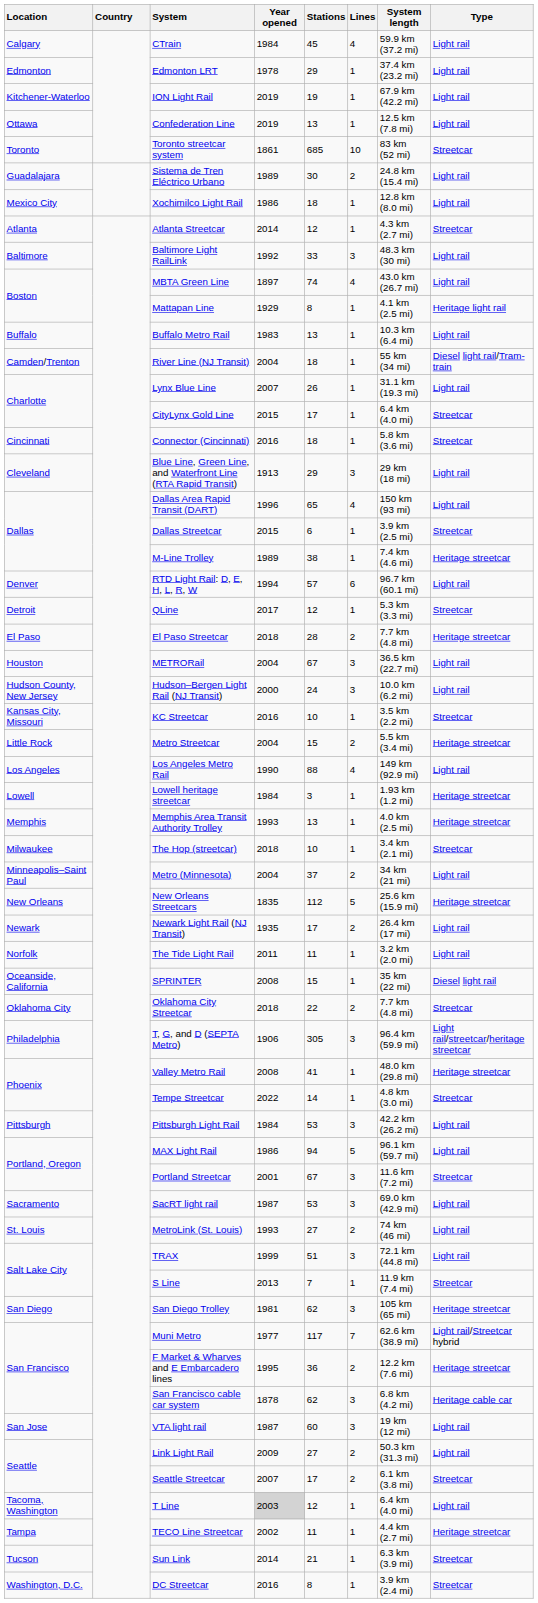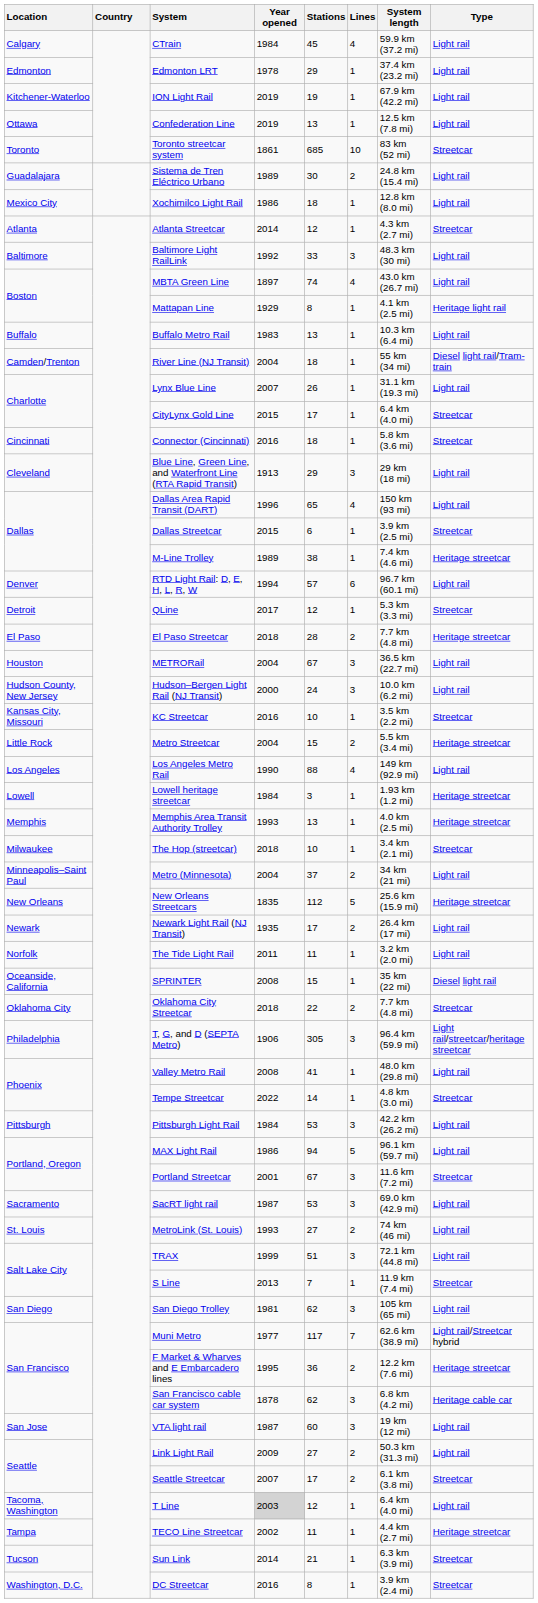(472, 1071) Heritage streetcar -> (451, 1071) Light rail
(472, 1309) Heritage streetcar -> (451, 1309) Light rail
